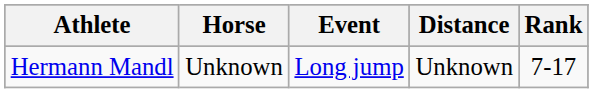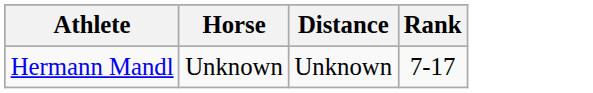- column: (349, 25)
